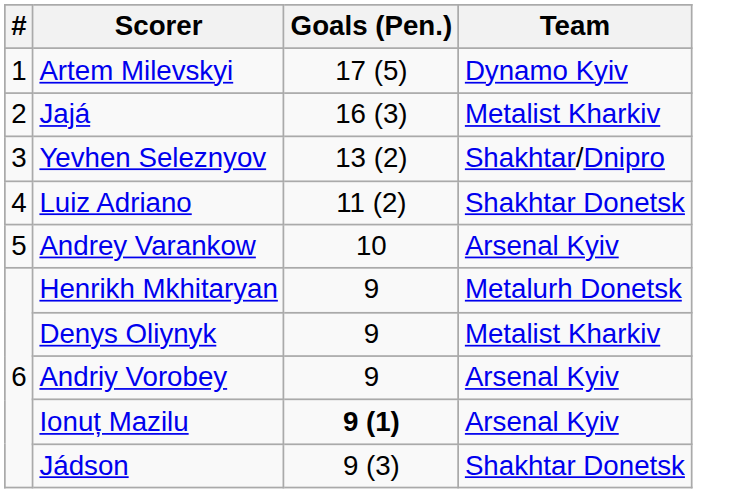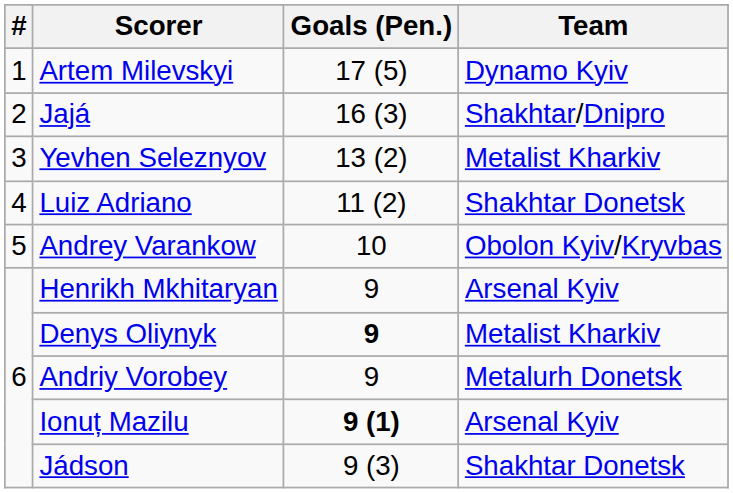(563, 114) Metalist Kharkiv -> (565, 114) Shakhtar/Dnipro
(565, 158) Shakhtar/Dnipro -> (563, 158) Metalist Kharkiv
(542, 245) Arsenal Kyiv -> (593, 245) Obolon Kyiv/Kryvbas
(573, 289) Metalurh Donetsk -> (542, 289) Arsenal Kyiv
(371, 333) normal -> (371, 333) bold
(542, 377) Arsenal Kyiv -> (573, 377) Metalurh Donetsk
